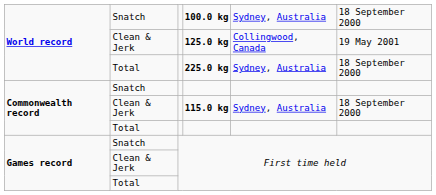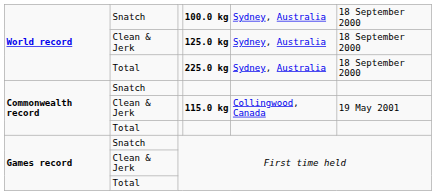(266, 42) Collingwood, Canada -> (279, 42) Sydney, Australia
(369, 42) 19 May 2001 -> (372, 42) 18 September 2000
(279, 108) Sydney, Australia -> (266, 108) Collingwood, Canada
(372, 108) 18 September 2000 -> (369, 108) 19 May 2001
